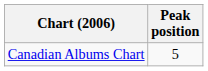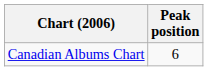(175, 54) 5 -> (175, 54) 6
